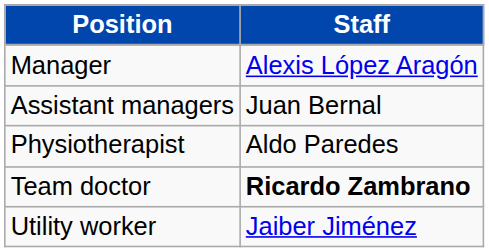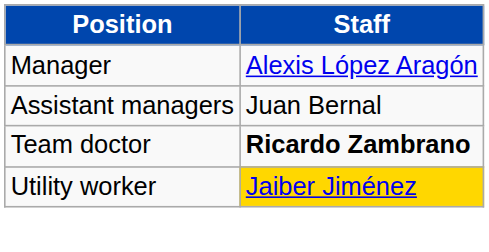- row: (98, 145)
(331, 226) no background -> (331, 186) gold background
